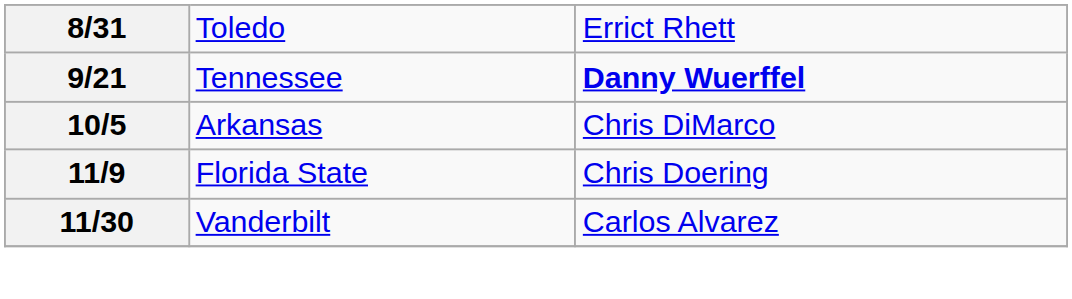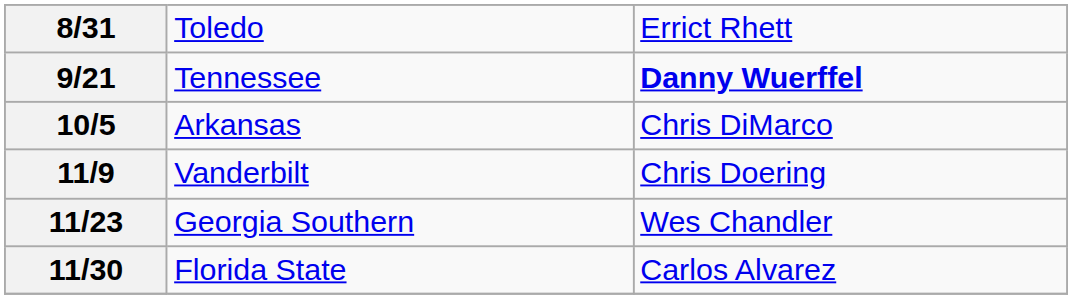(282, 173) Florida State -> (241, 173) Vanderbilt
+ row: (86, 221)
(263, 221) Vanderbilt -> (260, 269) Florida State
